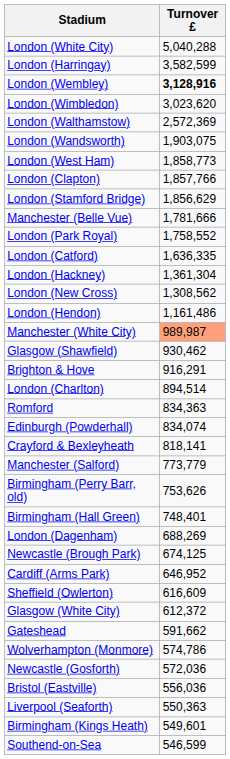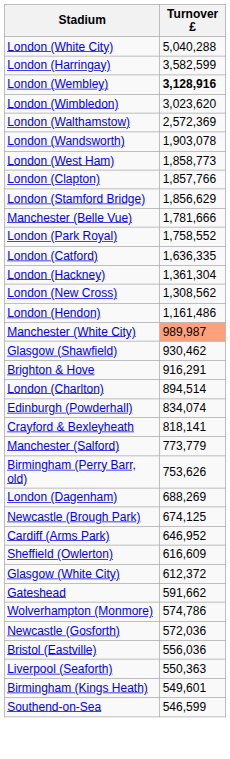(189, 141) 1,903,075 -> (189, 141) 1,903,078
- row: (30, 408)
- row: (73, 516)
